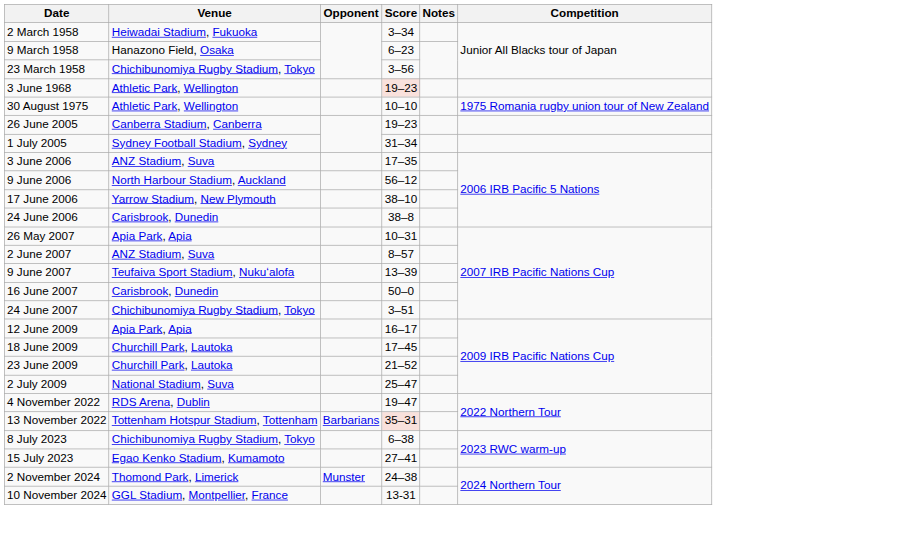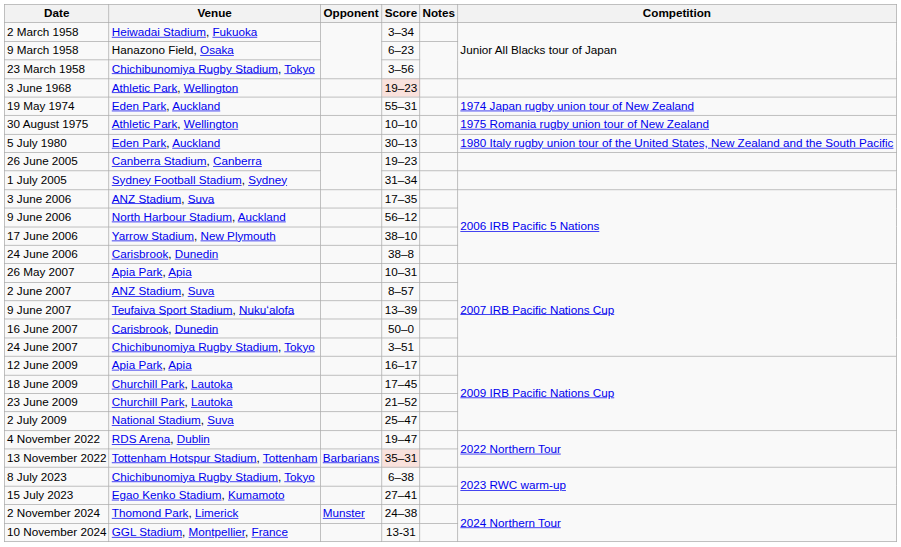+ row: (41, 106)
+ row: (37, 143)
